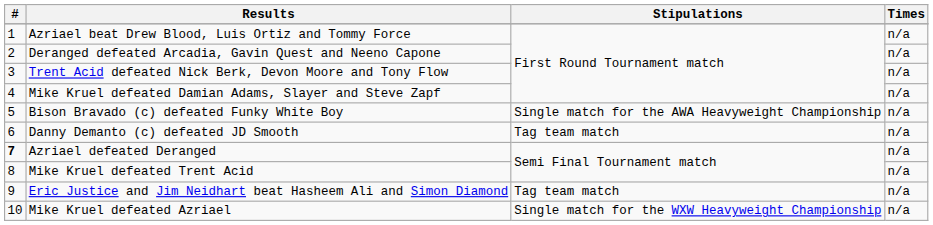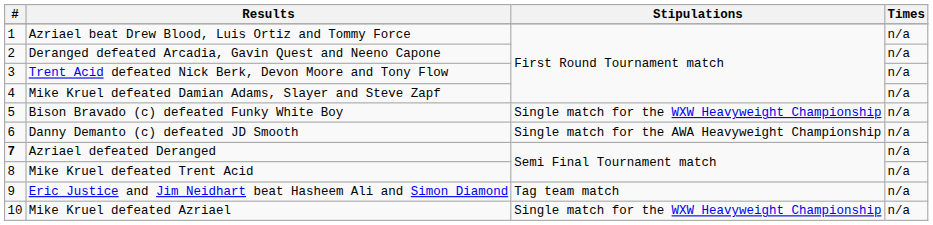(698, 113) Single match for the AWA Heavyweight Championship -> (698, 113) Single match for the WXW Heavyweight Championship
(567, 132) Tag team match -> (698, 132) Single match for the AWA Heavyweight Championship
